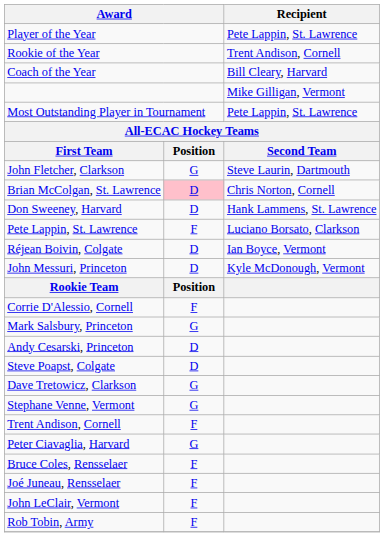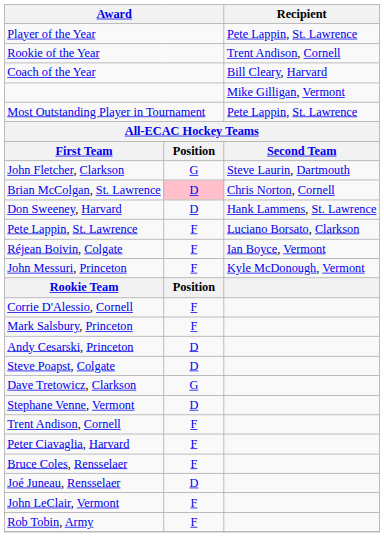(194, 248) D -> (194, 248) F
(194, 268) D -> (194, 268) F
(194, 326) G -> (194, 326) F
(194, 405) G -> (194, 405) D
(194, 444) G -> (194, 444) F
(194, 483) F -> (194, 483) D
